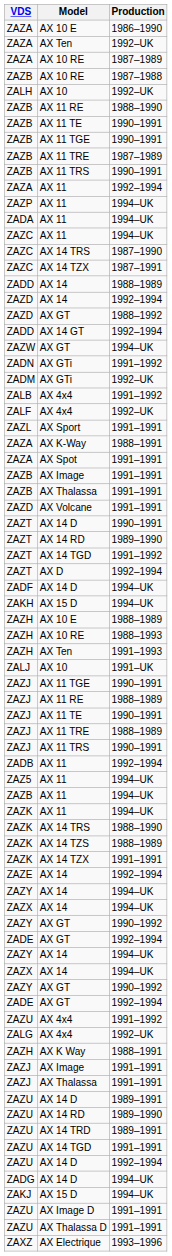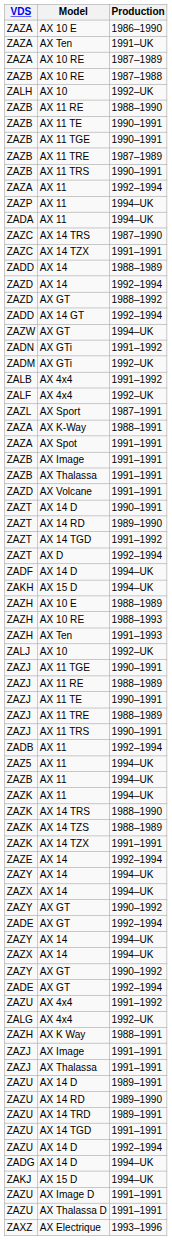(133, 44) 1992–UK -> (133, 44) 1991–UK
- row: (20, 236)
(137, 268) 1987–1991 -> (137, 252) 1991–1991
(137, 428) 1991–1991 -> (137, 412) 1987–1991
(133, 667) 1991–UK -> (133, 651) 1992–UK
